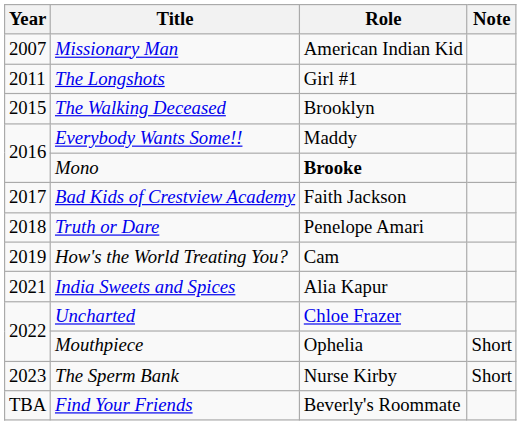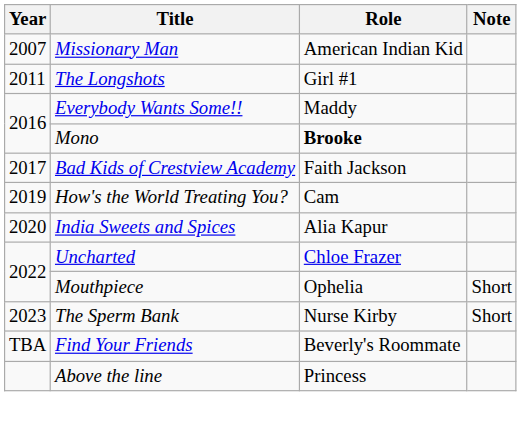- row: (140, 108)
- row: (107, 227)
(28, 286) 2021 -> (28, 227) 2020
+ row: (109, 375)
